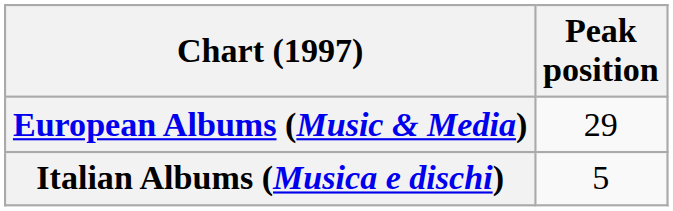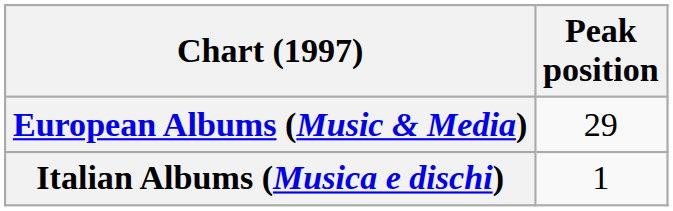(601, 177) 5 -> (601, 177) 1
